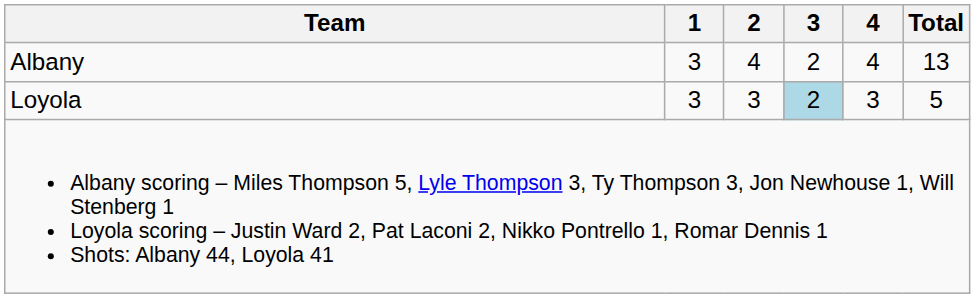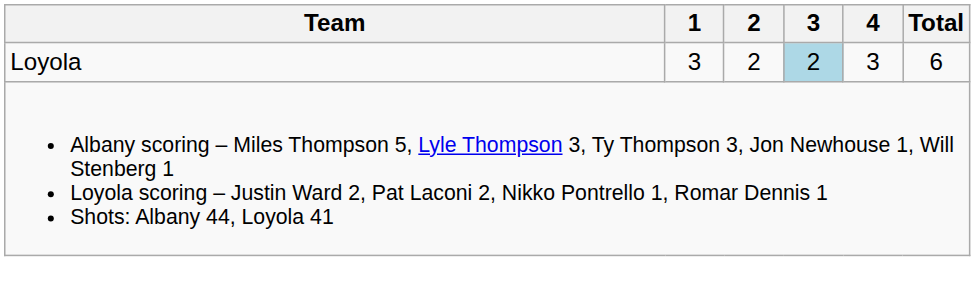- row: (47, 61)
(754, 100) 3 -> (754, 61) 2
(936, 100) 5 -> (936, 61) 6
